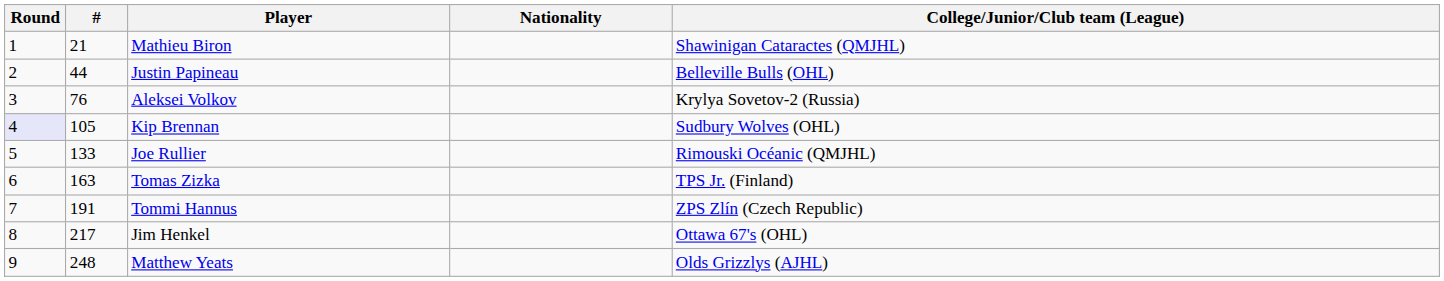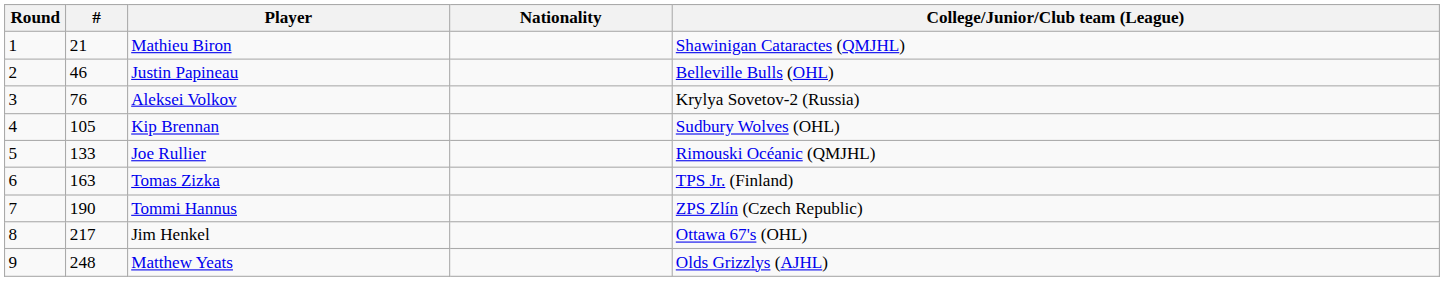(78, 72) 44 -> (78, 72) 46
(13, 126) lavender background -> (13, 126) no background
(83, 208) 191 -> (83, 208) 190
